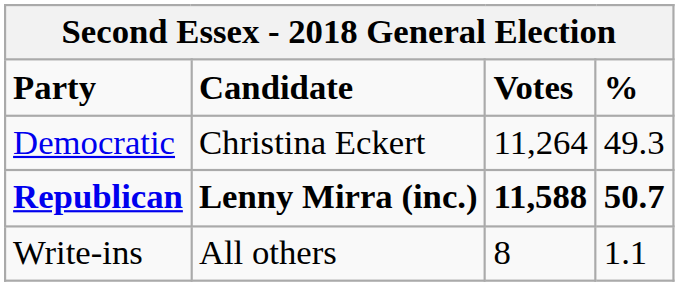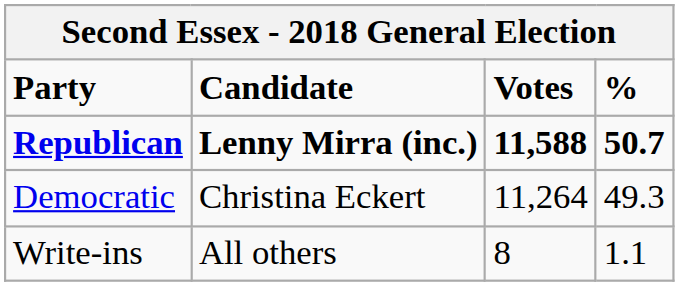rows swapped: (98, 197) <-> (94, 142)
